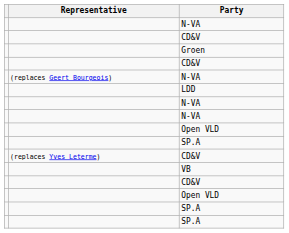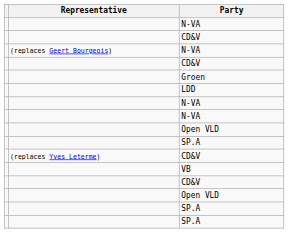rows swapped: (61, 77) <-> (94, 50)
